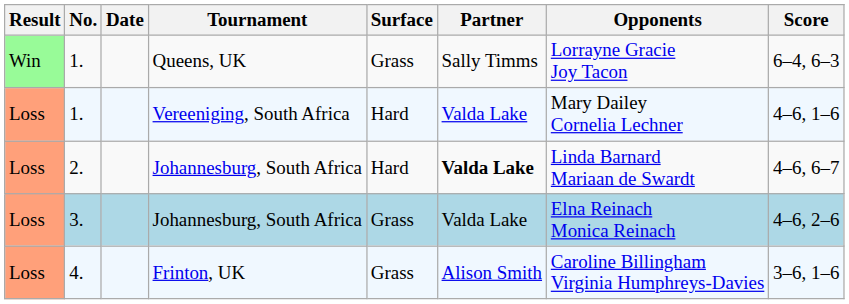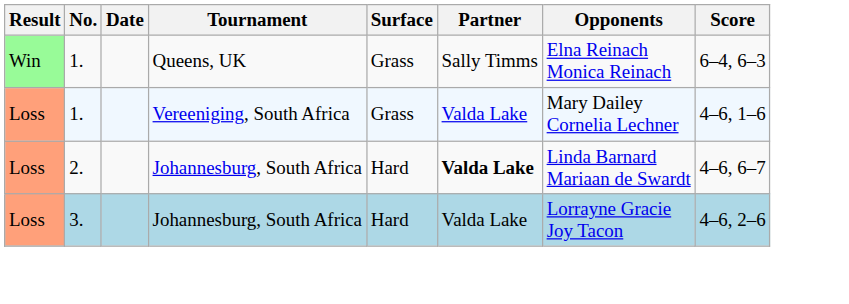(613, 61) Lorrayne Gracie Joy Tacon -> (609, 61) Elna Reinach Monica Reinach
(390, 113) Hard -> (392, 113) Grass
(392, 219) Grass -> (390, 219) Hard
(613, 219) Elna Reinach Monica Reinach -> (609, 219) Lorrayne Gracie Joy Tacon
- row: (76, 271)
